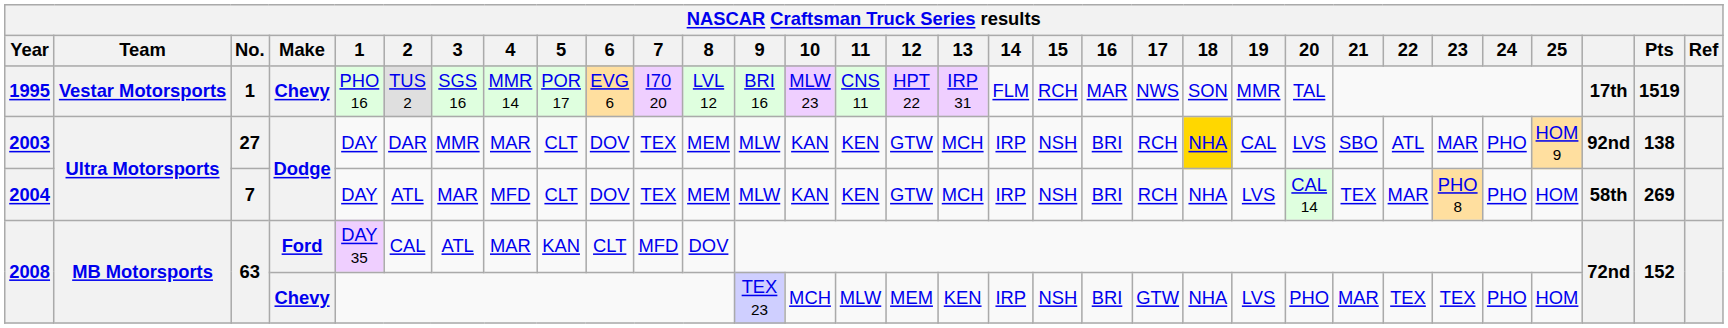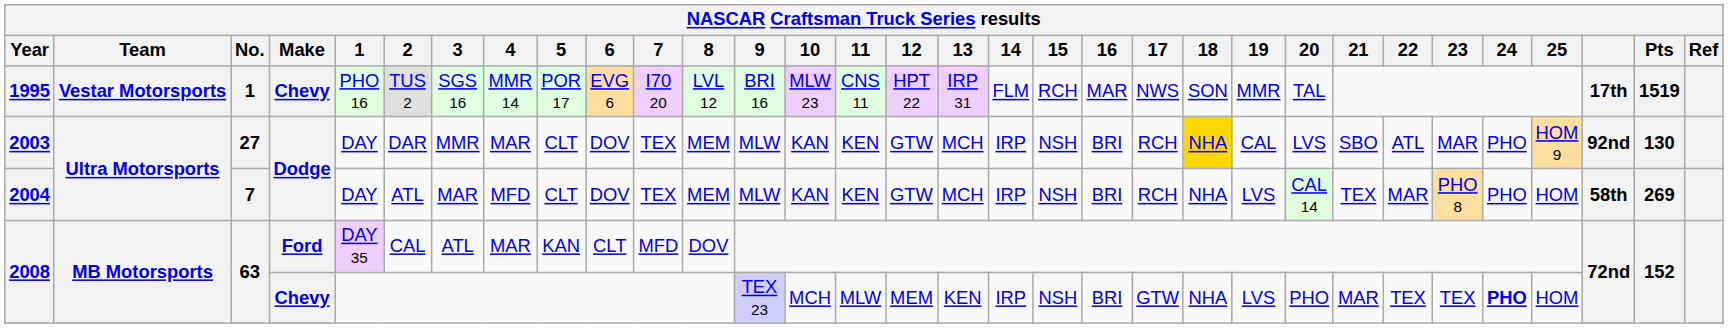(1659, 143) 138 -> (1659, 143) 130
(1507, 298) normal -> (1507, 298) bold
